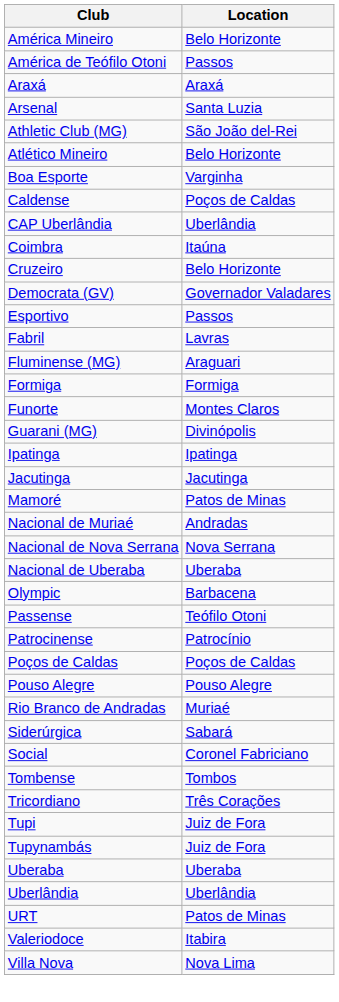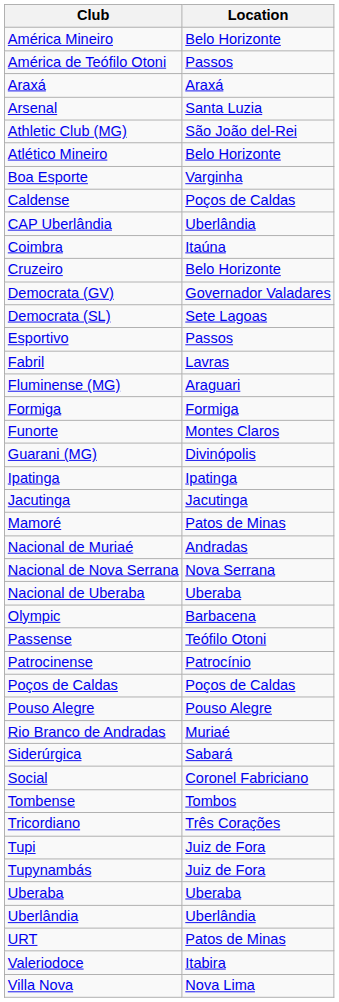+ row: (59, 316)
